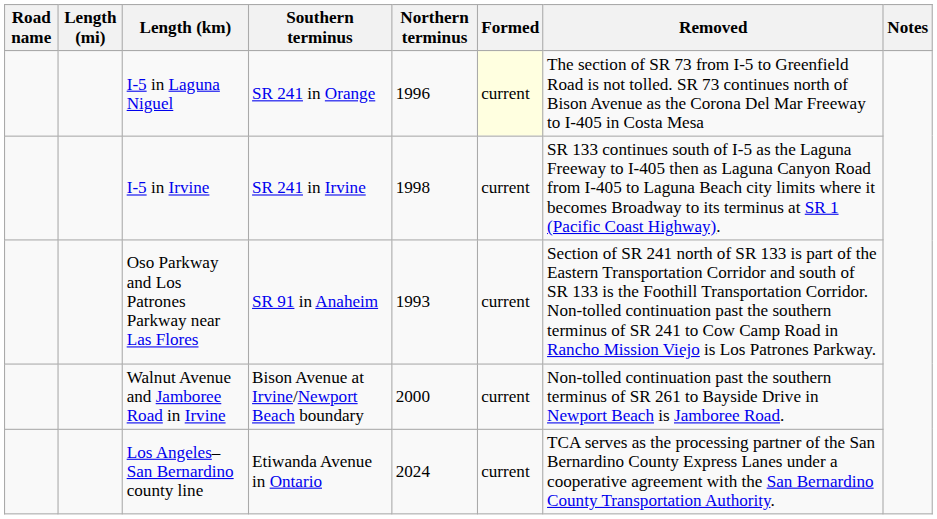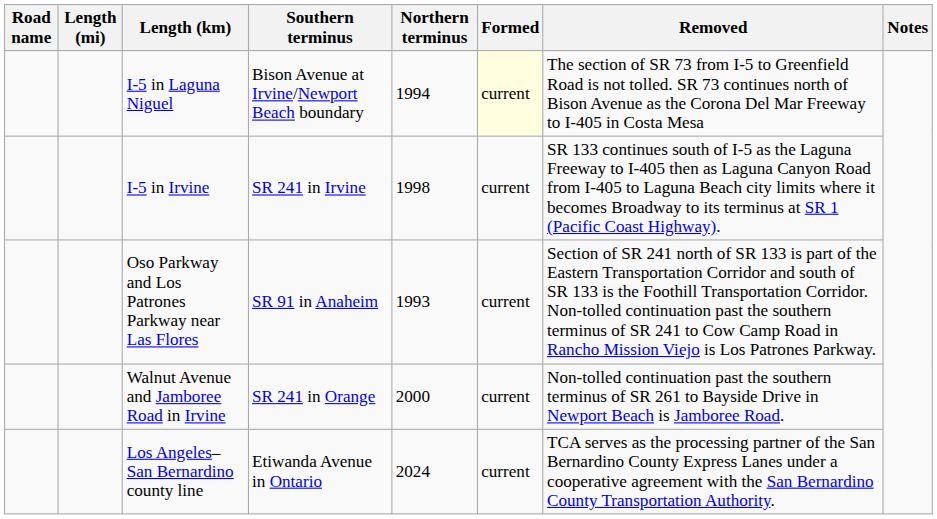(314, 93) SR 241 in Orange -> (308, 93) Bison Avenue at Irvine/Newport Beach boundary
(413, 93) 1996 -> (413, 93) 1994
(308, 396) Bison Avenue at Irvine/Newport Beach boundary -> (314, 396) SR 241 in Orange
